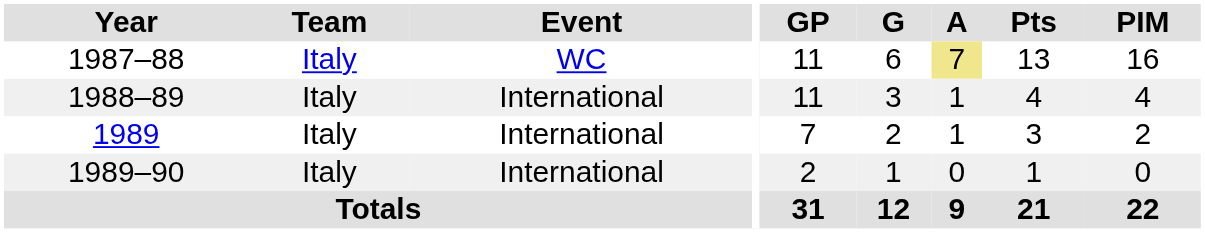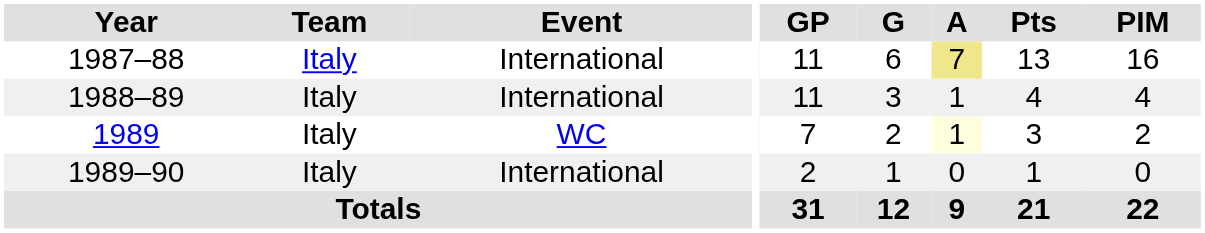(582, 59) WC -> (582, 59) International
(582, 134) International -> (582, 134) WC
(957, 134) no background -> (957, 134) lightyellow background
